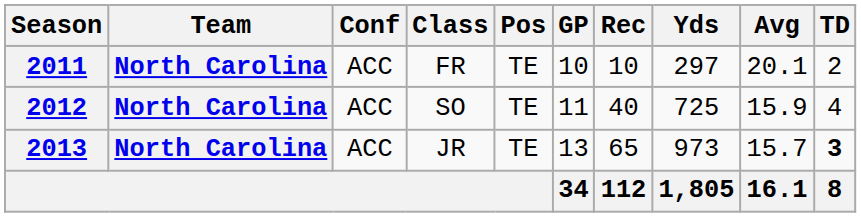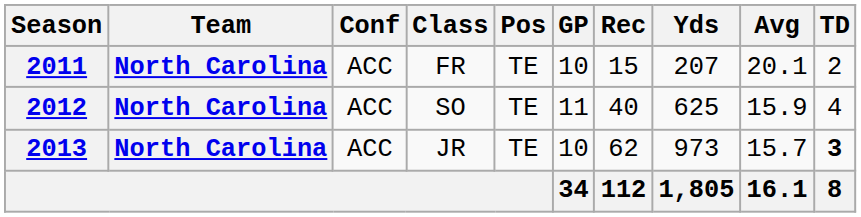(624, 67) 10 -> (624, 67) 15
(696, 67) 297 -> (696, 67) 207
(696, 108) 725 -> (696, 108) 625
(573, 150) 13 -> (573, 150) 10
(624, 150) 65 -> (624, 150) 62
